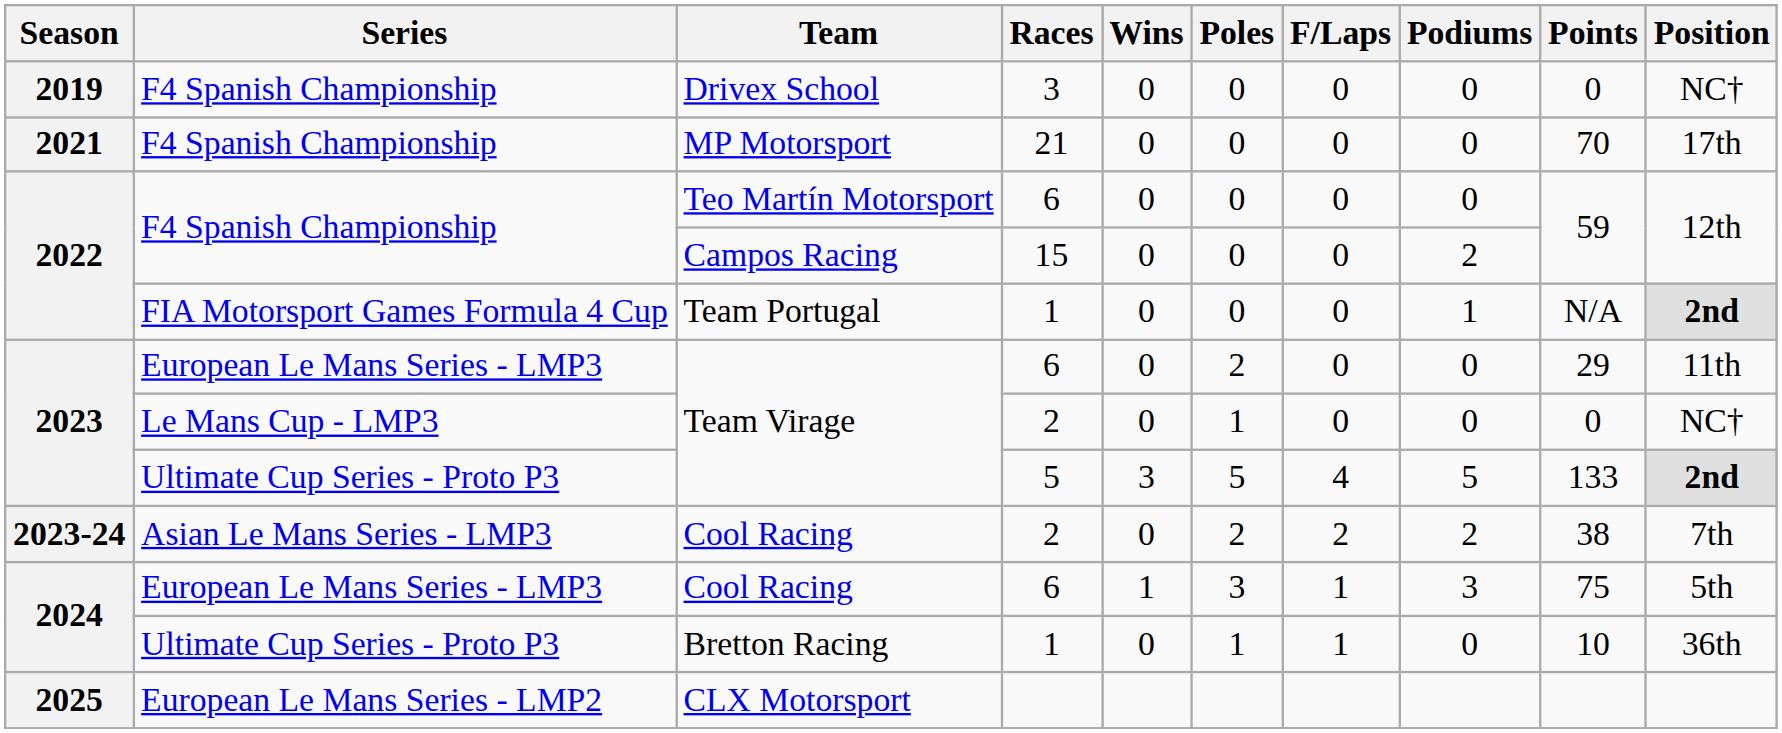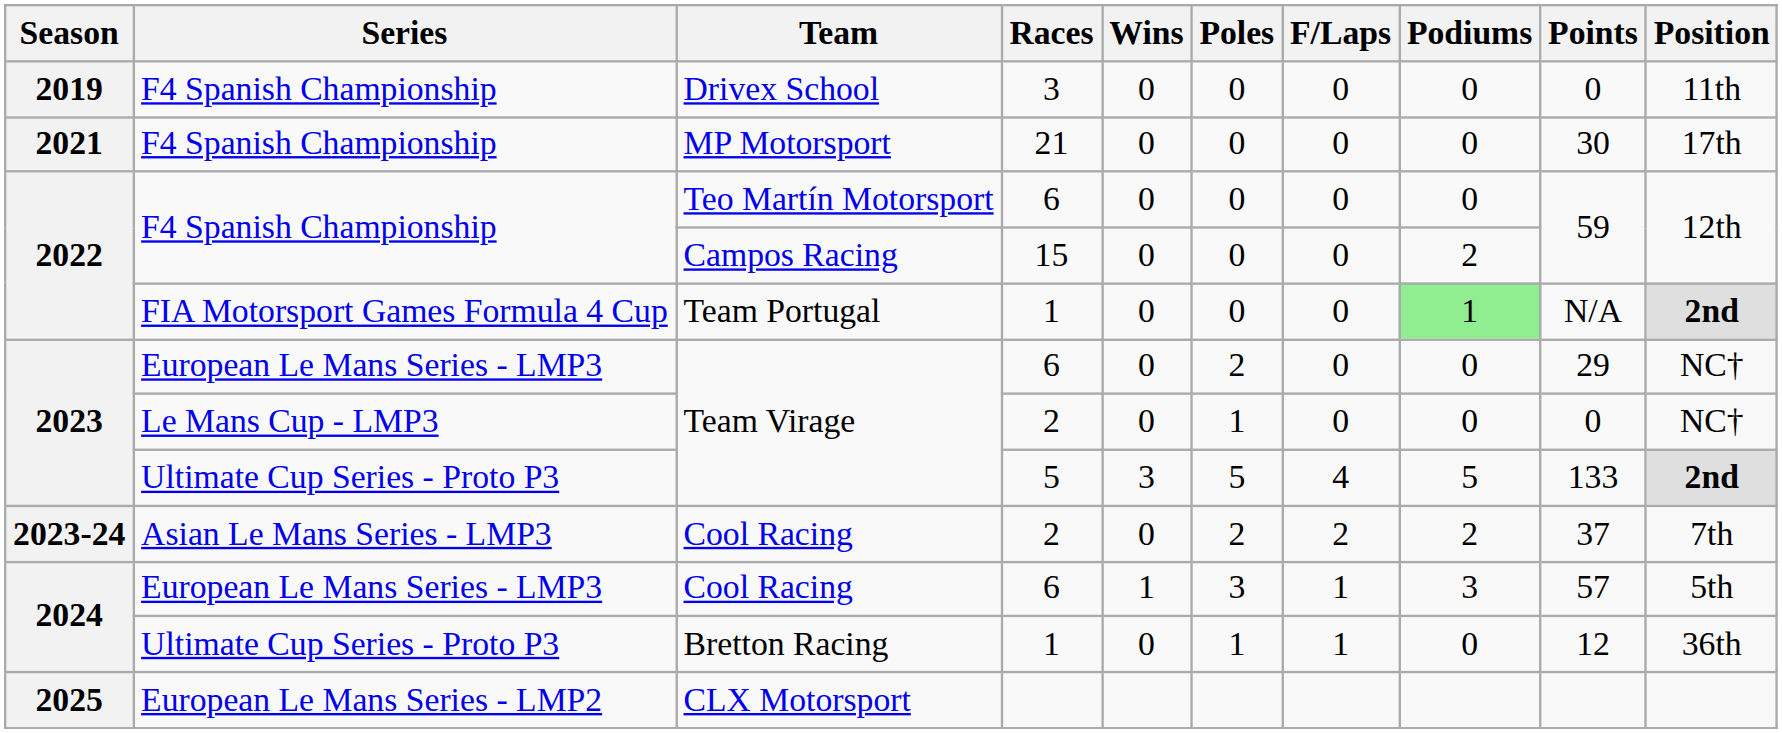(1712, 88) NC† -> (1712, 88) 11th
(1593, 143) 70 -> (1593, 143) 30
(1470, 310) no background -> (1470, 310) lightgreen background
(1712, 366) 11th -> (1712, 366) NC†
(1593, 532) 38 -> (1593, 532) 37
(1593, 588) 75 -> (1593, 588) 57
(1593, 644) 10 -> (1593, 644) 12
